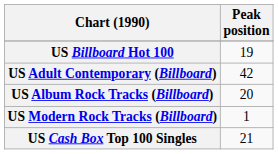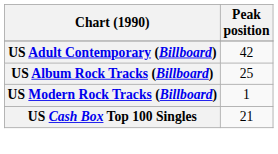- row: (112, 52)
(246, 95) 20 -> (246, 73) 25
